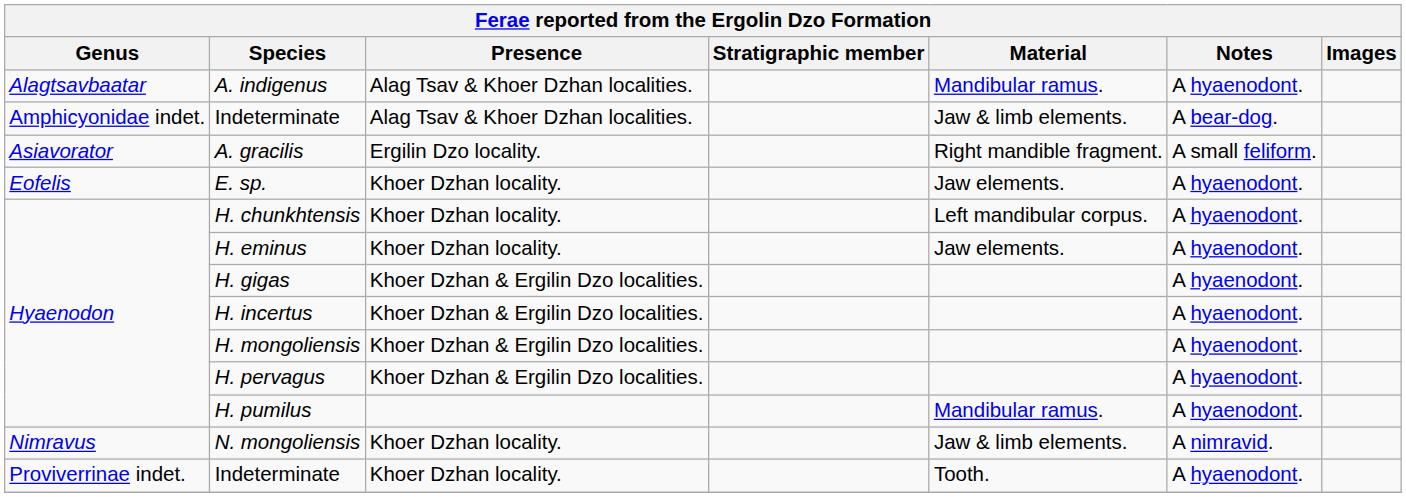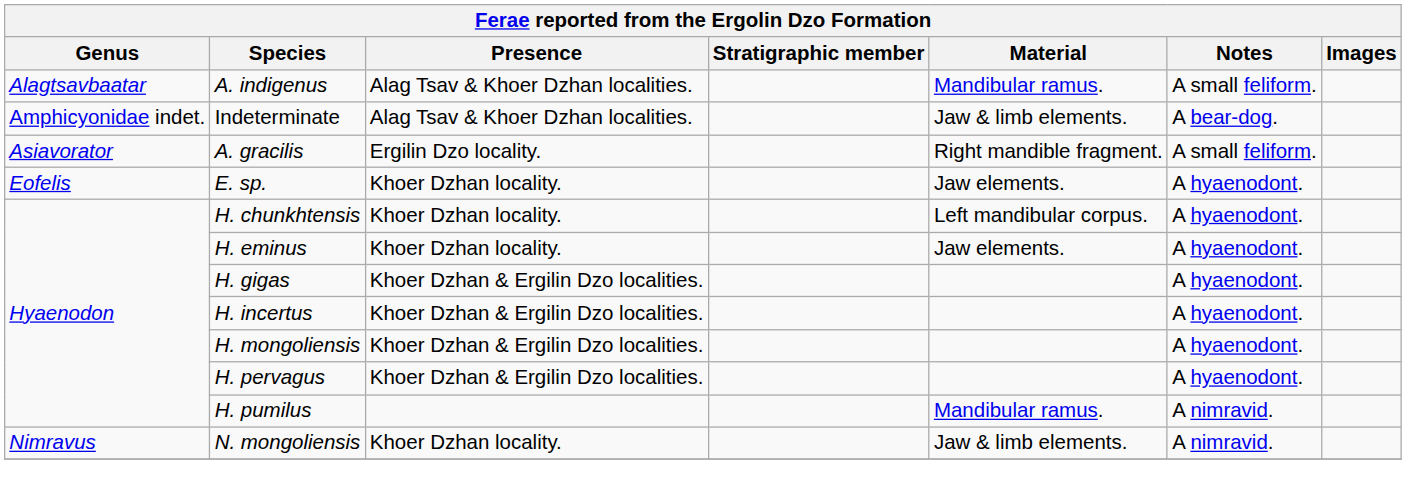(1238, 85) A hyaenodont. -> (1244, 85) A small feliform.
(1238, 410) A hyaenodont. -> (1223, 410) A nimravid.
- row: (98, 475)
